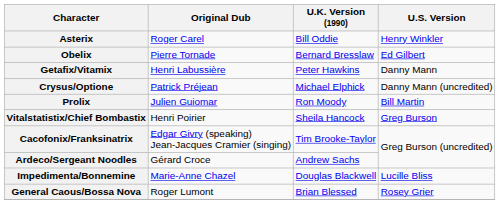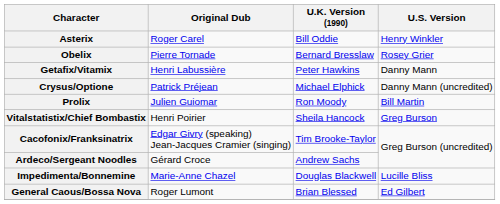(403, 54) Ed Gilbert -> (407, 54) Rosey Grier
(407, 192) Rosey Grier -> (403, 192) Ed Gilbert
